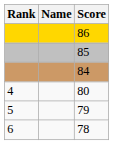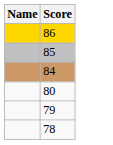- column: (21, 14)
